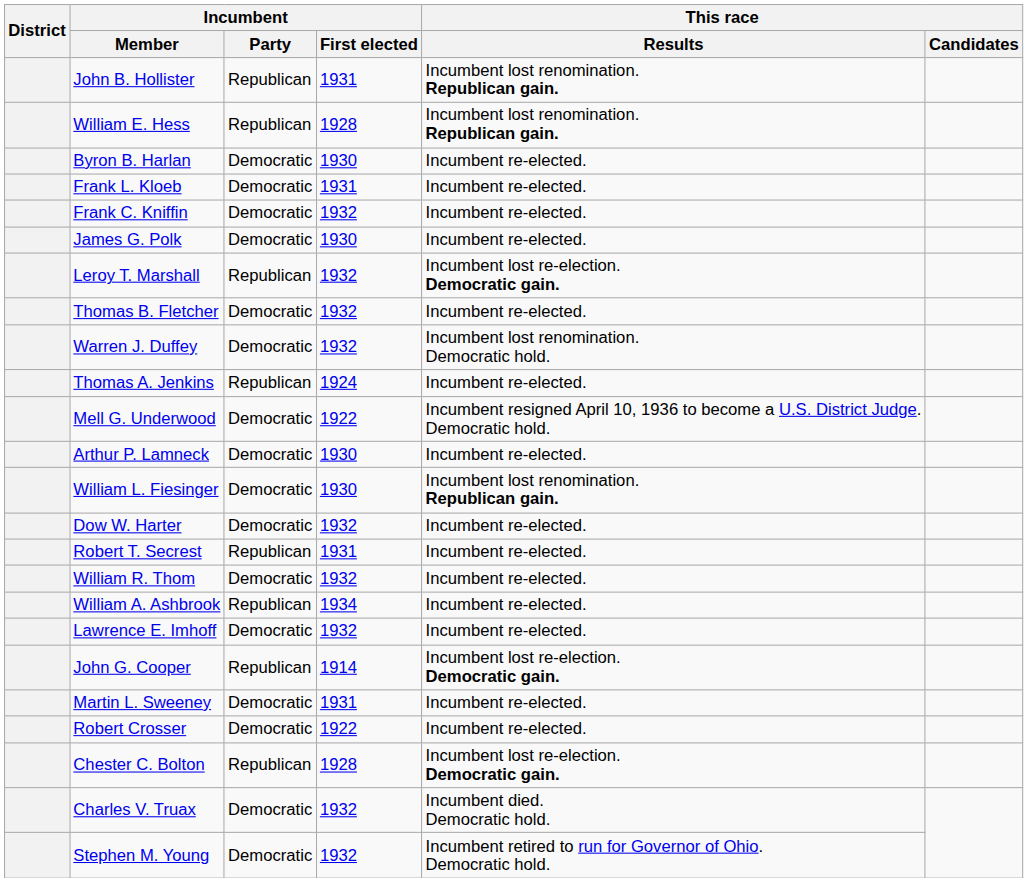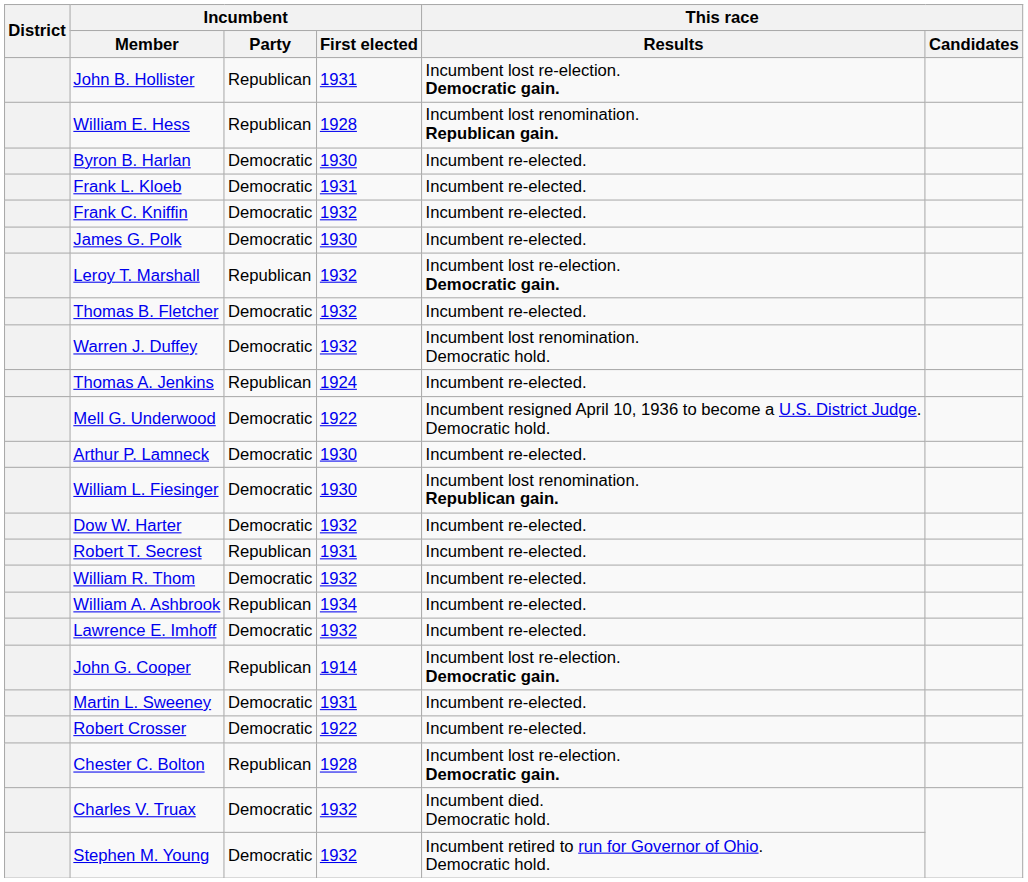(532, 79) Incumbent lost renomination. Republican gain. -> (523, 79) Incumbent lost re-election. Democratic gain.
